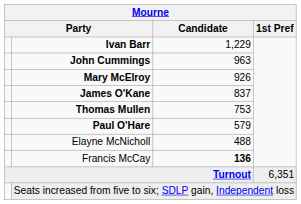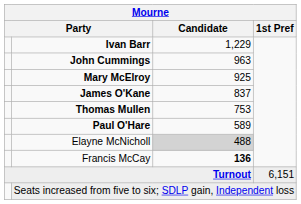(242, 77) 926 -> (242, 77) 925
(242, 126) 579 -> (242, 126) 589
(242, 142) no background -> (242, 142) lightgrey background
(281, 175) 6,351 -> (281, 175) 6,151
